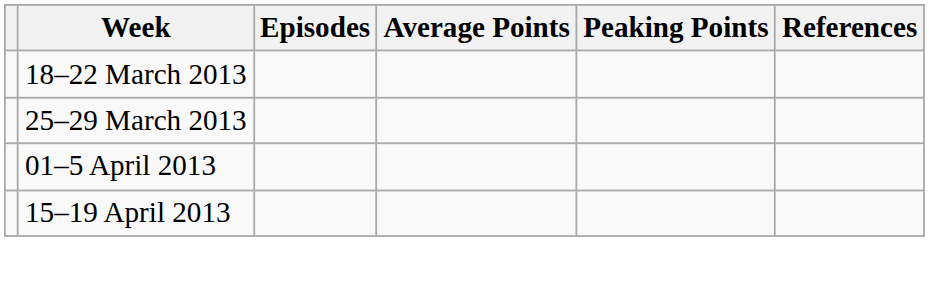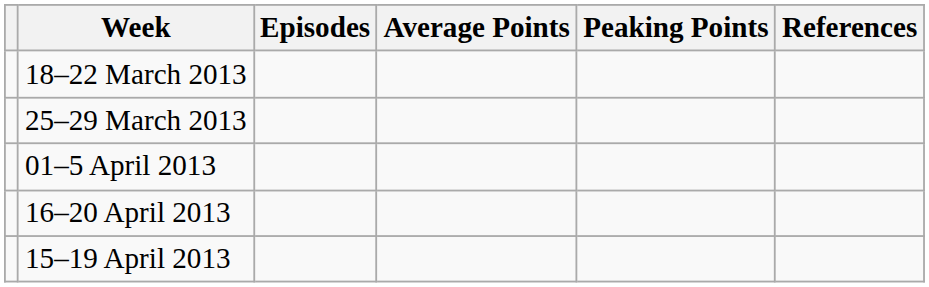+ row: (128, 212)
